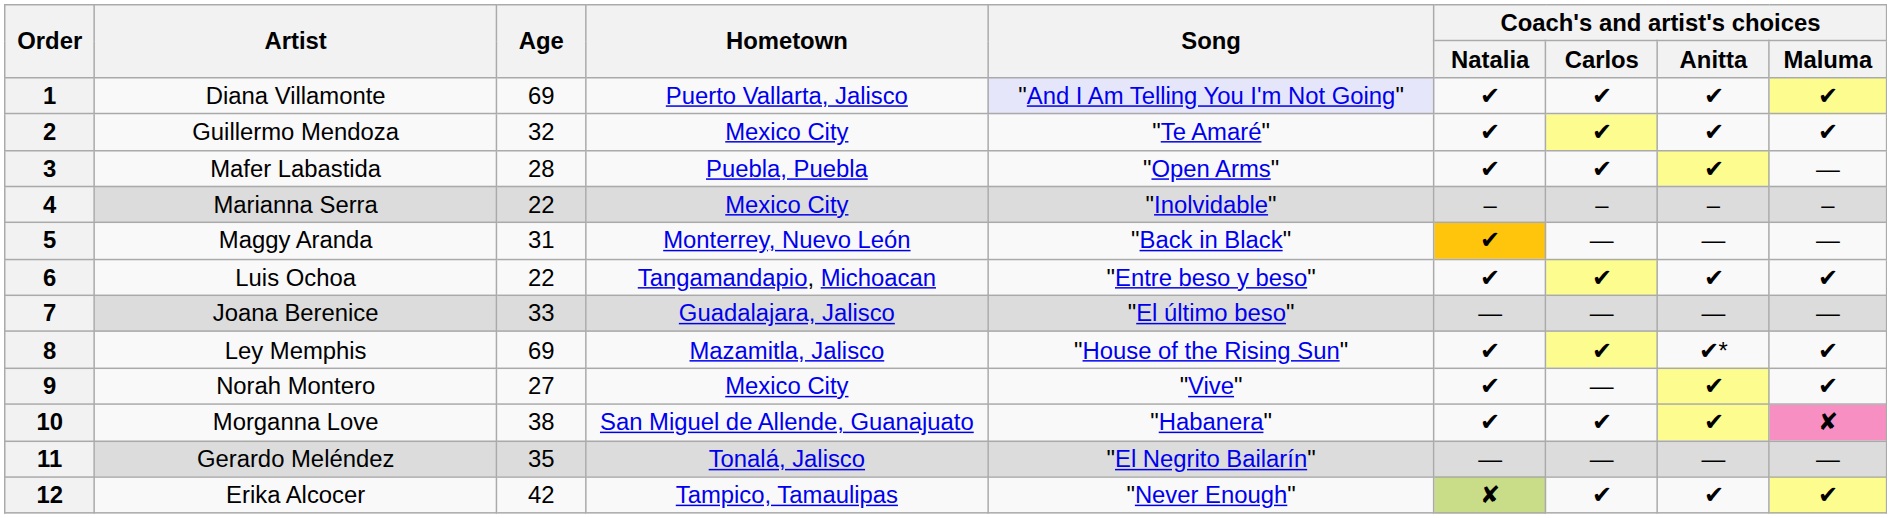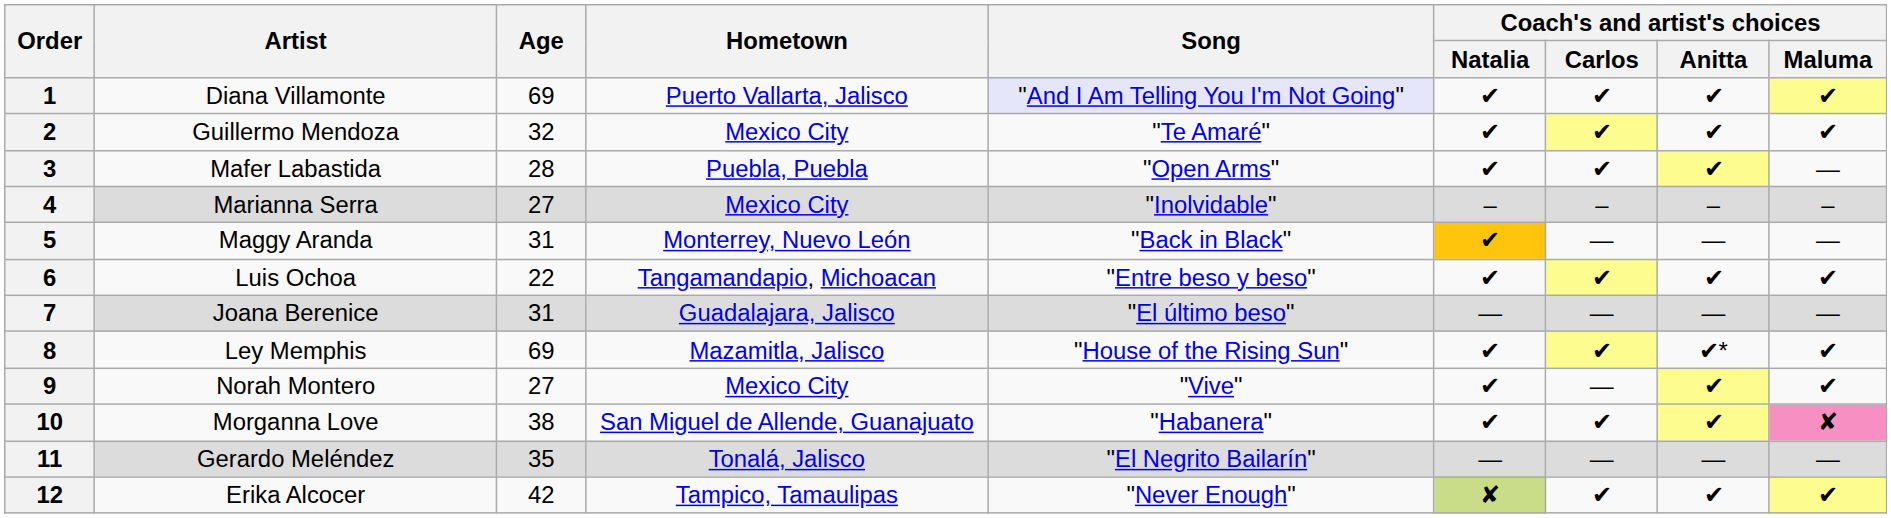(541, 204) 22 -> (541, 204) 27
(541, 313) 33 -> (541, 313) 31
